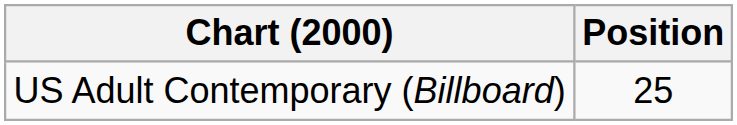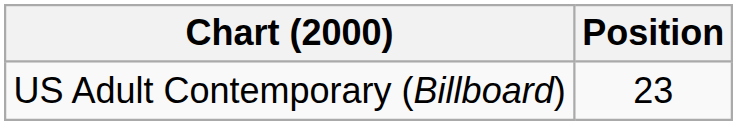(653, 90) 25 -> (653, 90) 23
